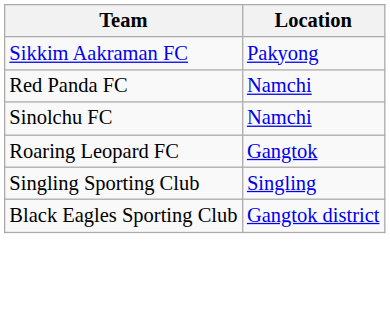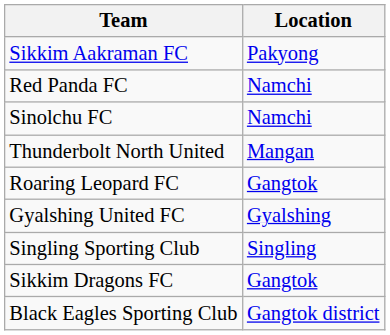+ row: (117, 150)
+ row: (97, 215)
+ row: (91, 280)
